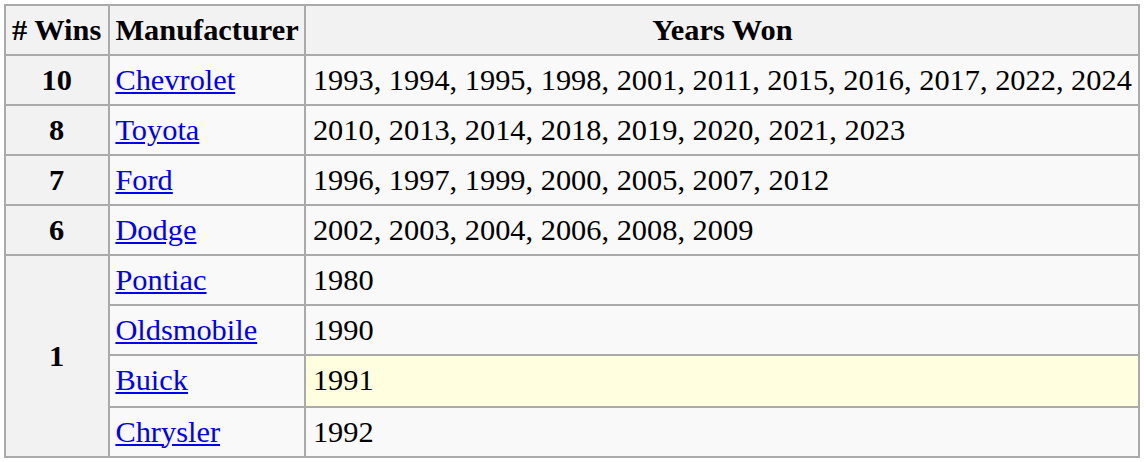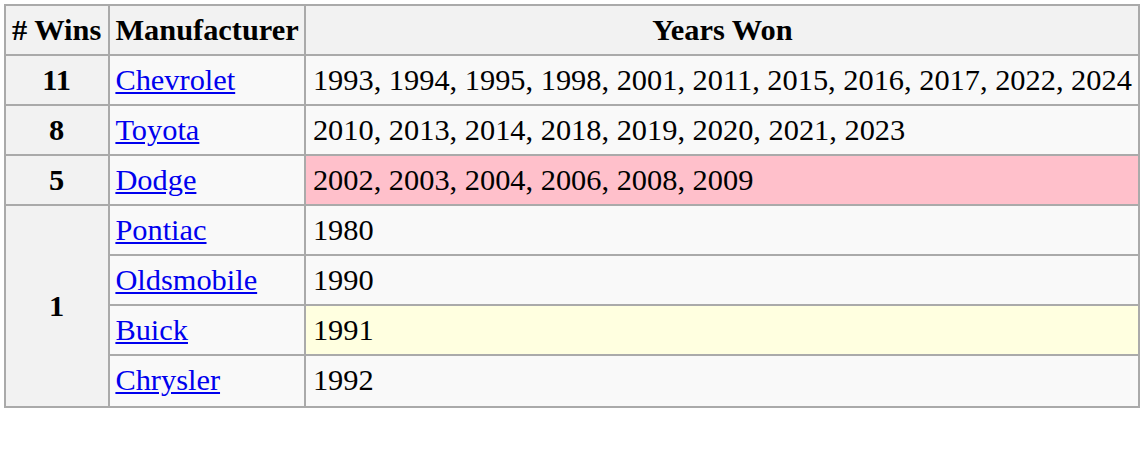(57, 79) 10 -> (57, 79) 11
- row: (144, 180)
(57, 230) 6 -> (57, 180) 5
(533, 230) no background -> (533, 180) pink background
